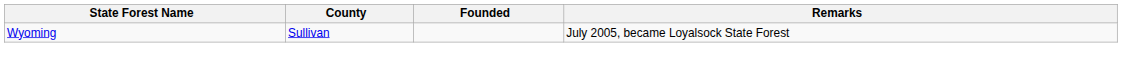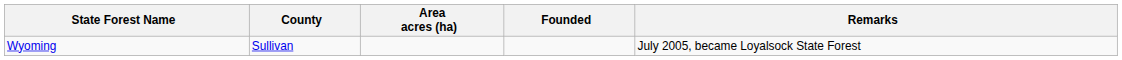+ column: (432, 20)
